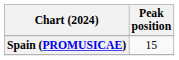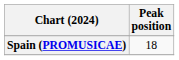(151, 45) 15 -> (151, 45) 18
